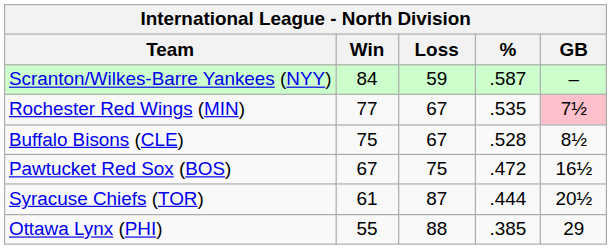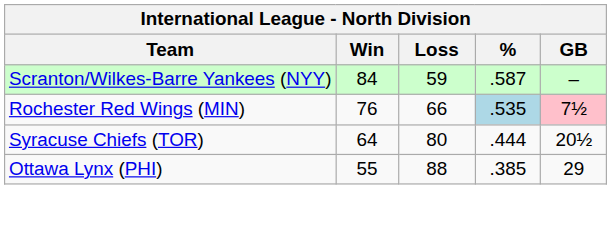(367, 109) 77 -> (367, 109) 76
(437, 109) 67 -> (437, 109) 66
(508, 109) no background -> (508, 109) lightblue background
- row: (96, 139)
- row: (120, 169)
(367, 199) 61 -> (367, 139) 64
(437, 199) 87 -> (437, 139) 80
